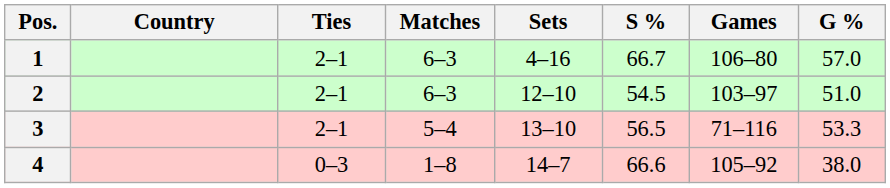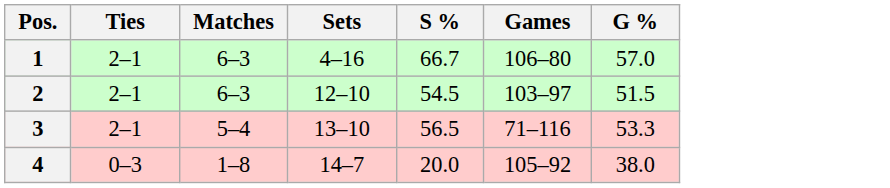- column: (174, 22)
(842, 93) 51.0 -> (635, 93) 51.5
(646, 164) 66.6 -> (440, 164) 20.0
